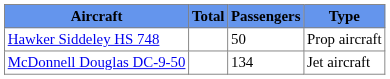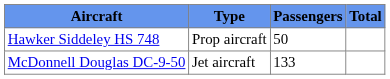columns swapped: (208, 16) <-> (344, 16)
(242, 62) 134 -> (284, 62) 133
